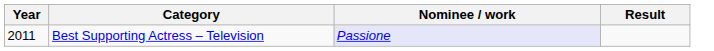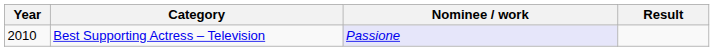(22, 35) 2011 -> (22, 35) 2010
